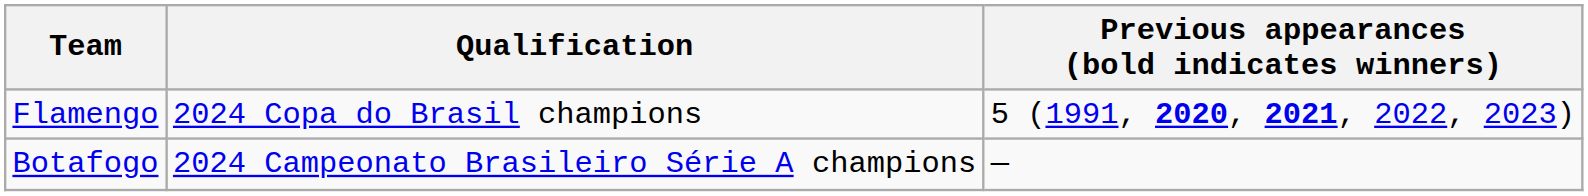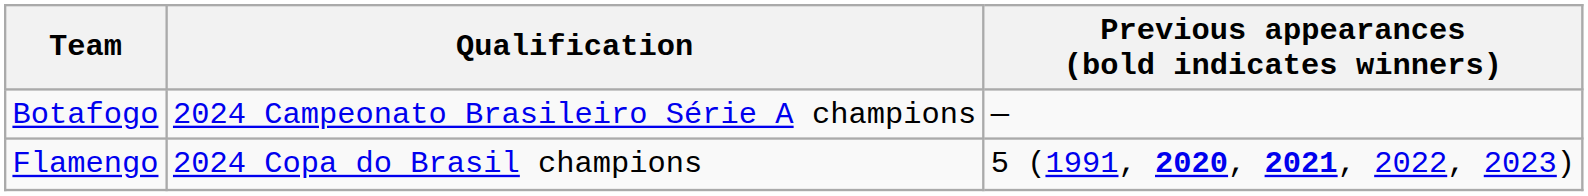rows swapped: (85, 164) <-> (85, 115)
